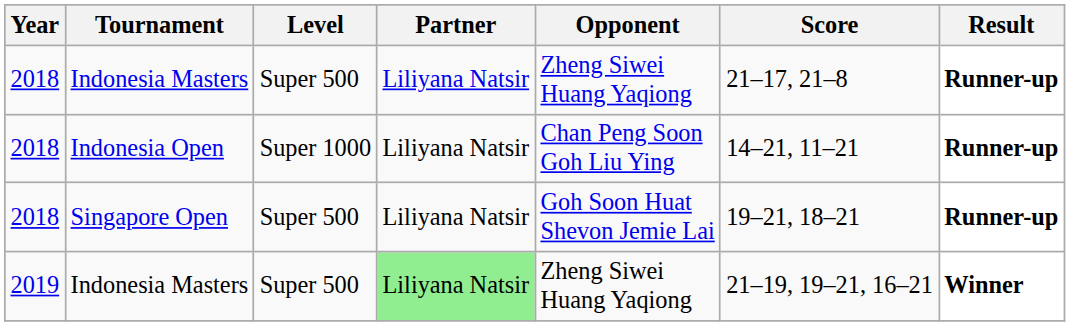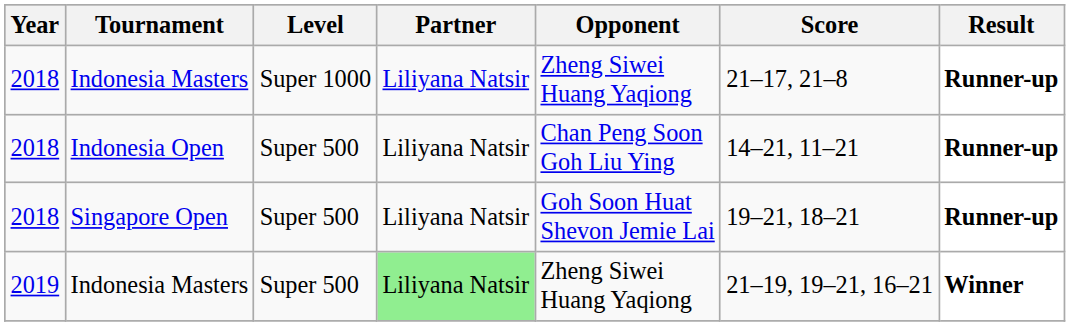(309, 79) Super 500 -> (315, 79) Super 1000
(315, 148) Super 1000 -> (309, 148) Super 500
